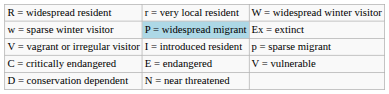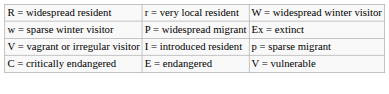(196, 30) lightblue background -> (196, 30) no background
- row: (68, 81)
